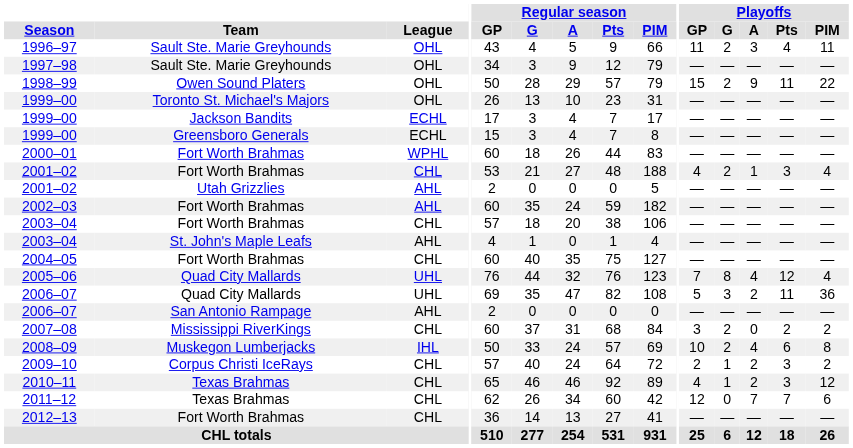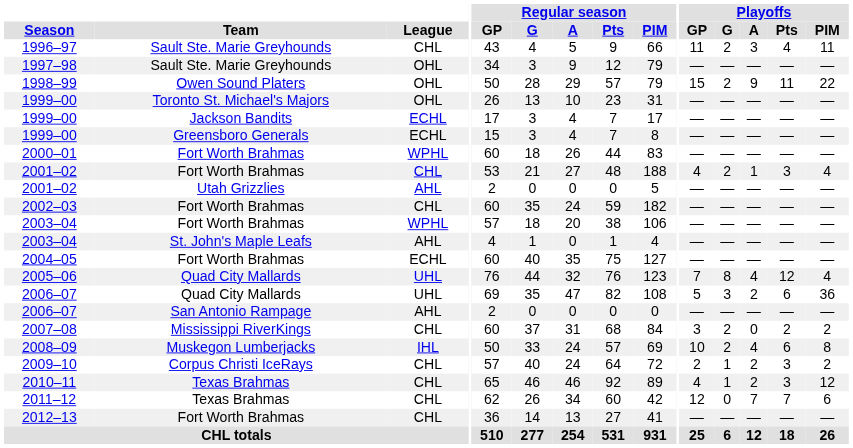(428, 48) OHL -> (428, 48) CHL
(428, 206) AHL -> (428, 206) CHL
(428, 224) CHL -> (428, 224) WPHL
(428, 259) CHL -> (428, 259) ECHL
(787, 294) 11 -> (787, 294) 6
